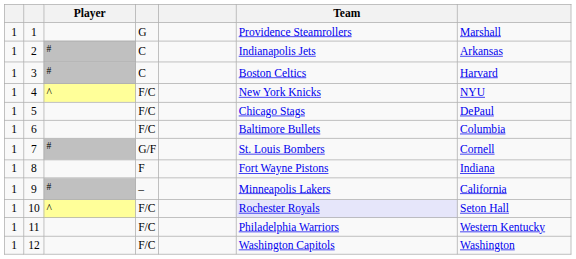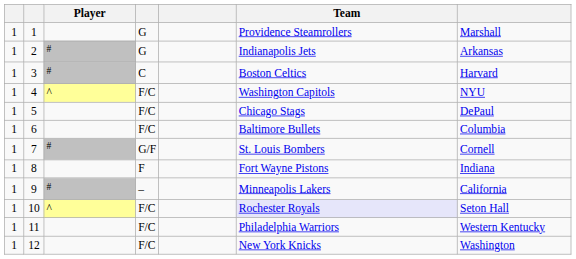(142, 51) C -> (142, 51) G
(280, 92) New York Knicks -> (287, 92) Washington Capitols
(287, 245) Washington Capitols -> (280, 245) New York Knicks
